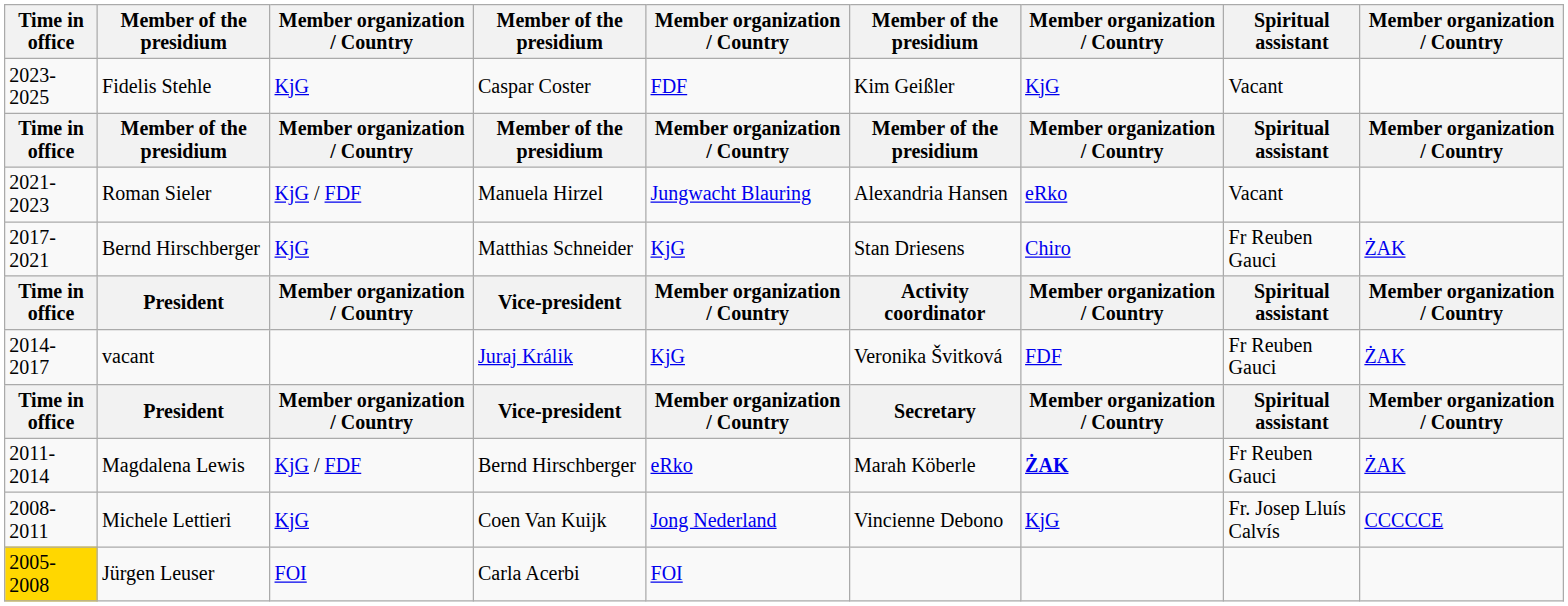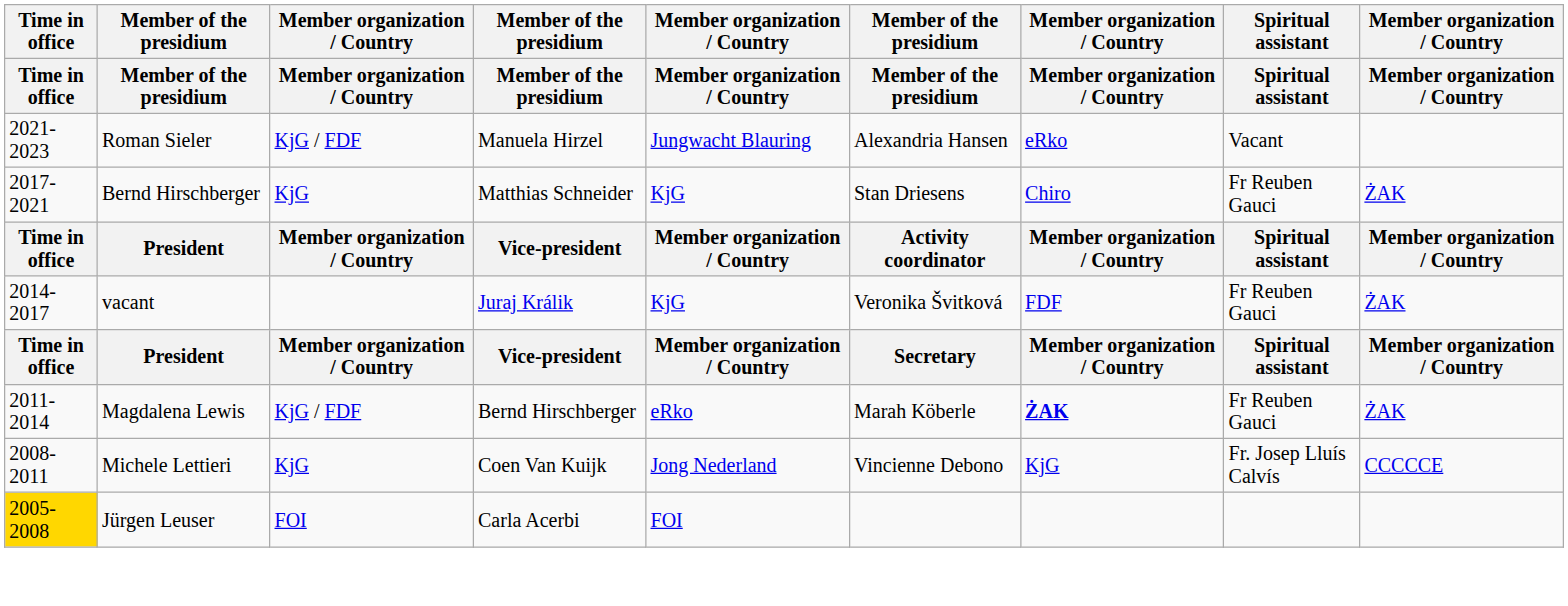- row: (157, 85)
